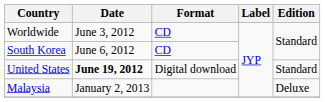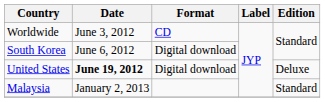(163, 50) CD -> (195, 50) Digital download
(296, 69) Standard -> (292, 69) Deluxe
(292, 87) Deluxe -> (296, 87) Standard
